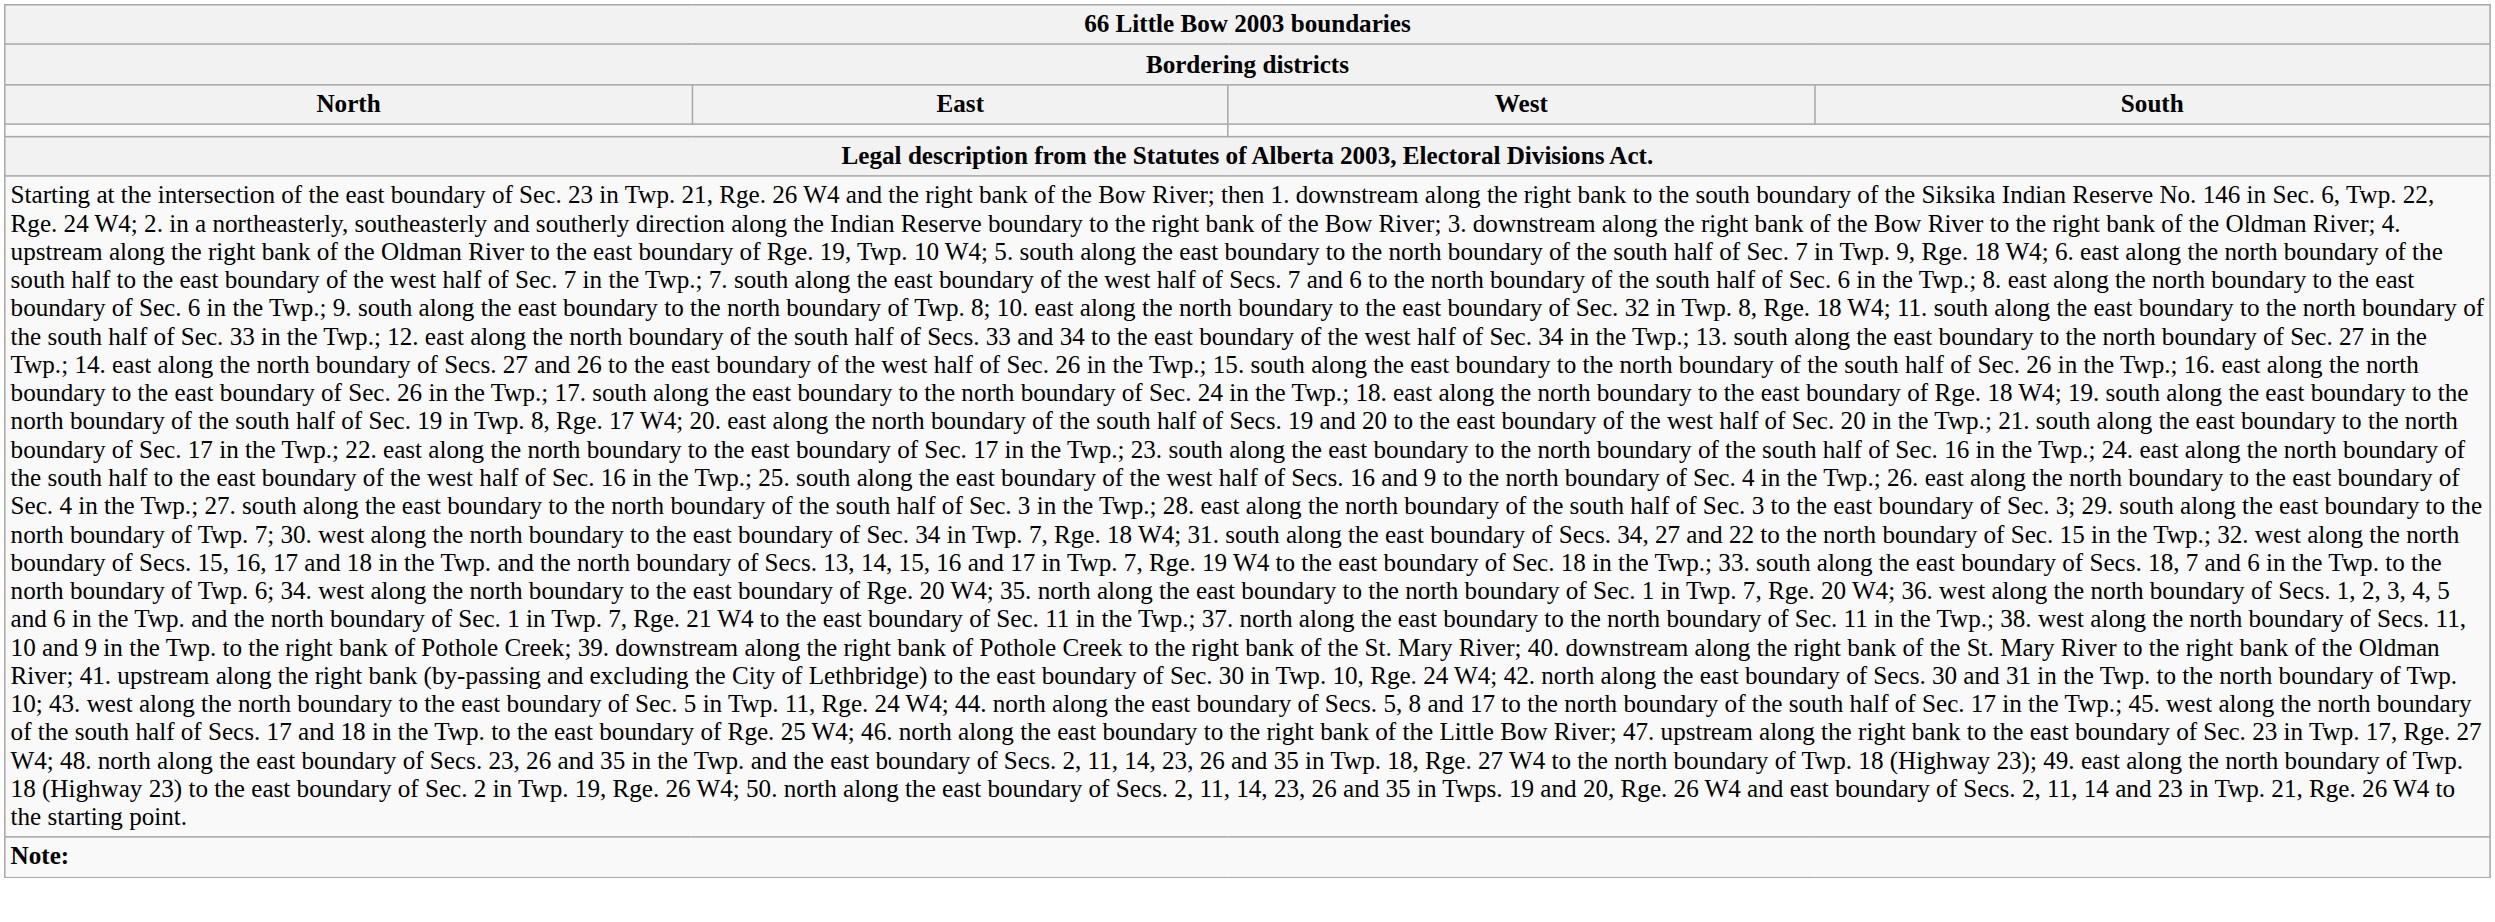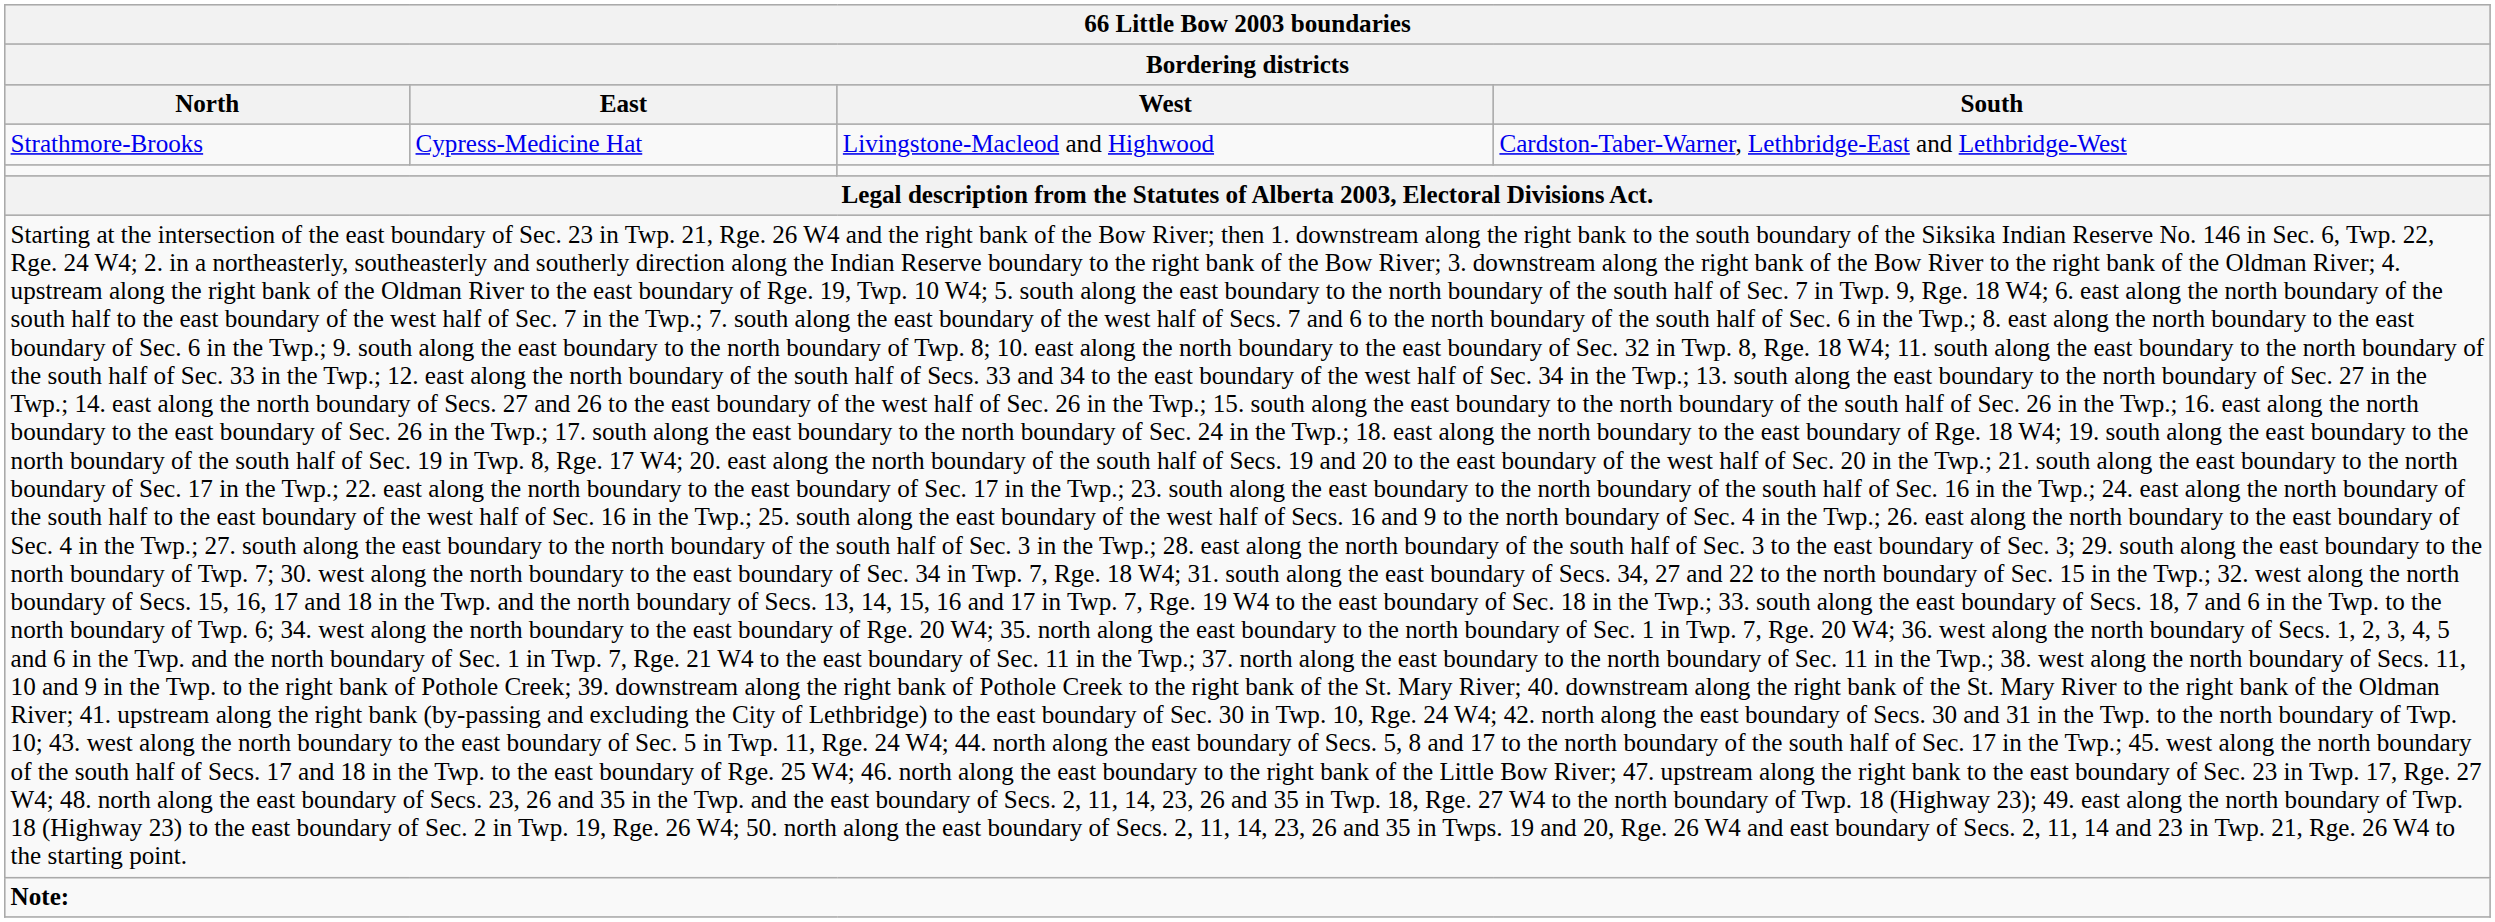+ row: (107, 143)
